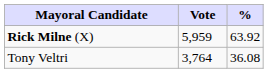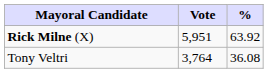(197, 36) 5,959 -> (197, 36) 5,951
